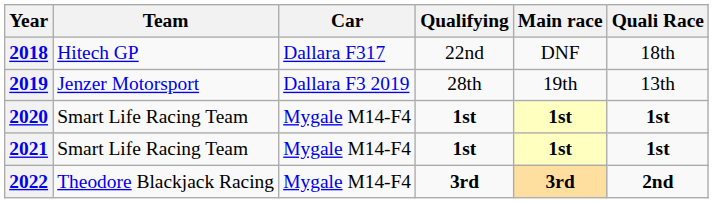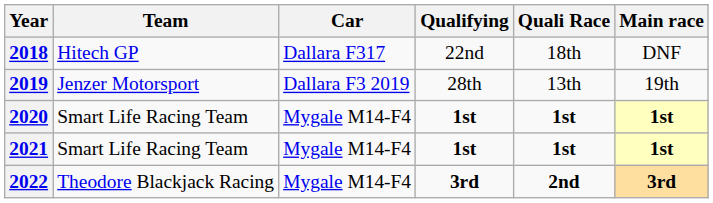columns swapped: (658, 20) <-> (560, 20)
